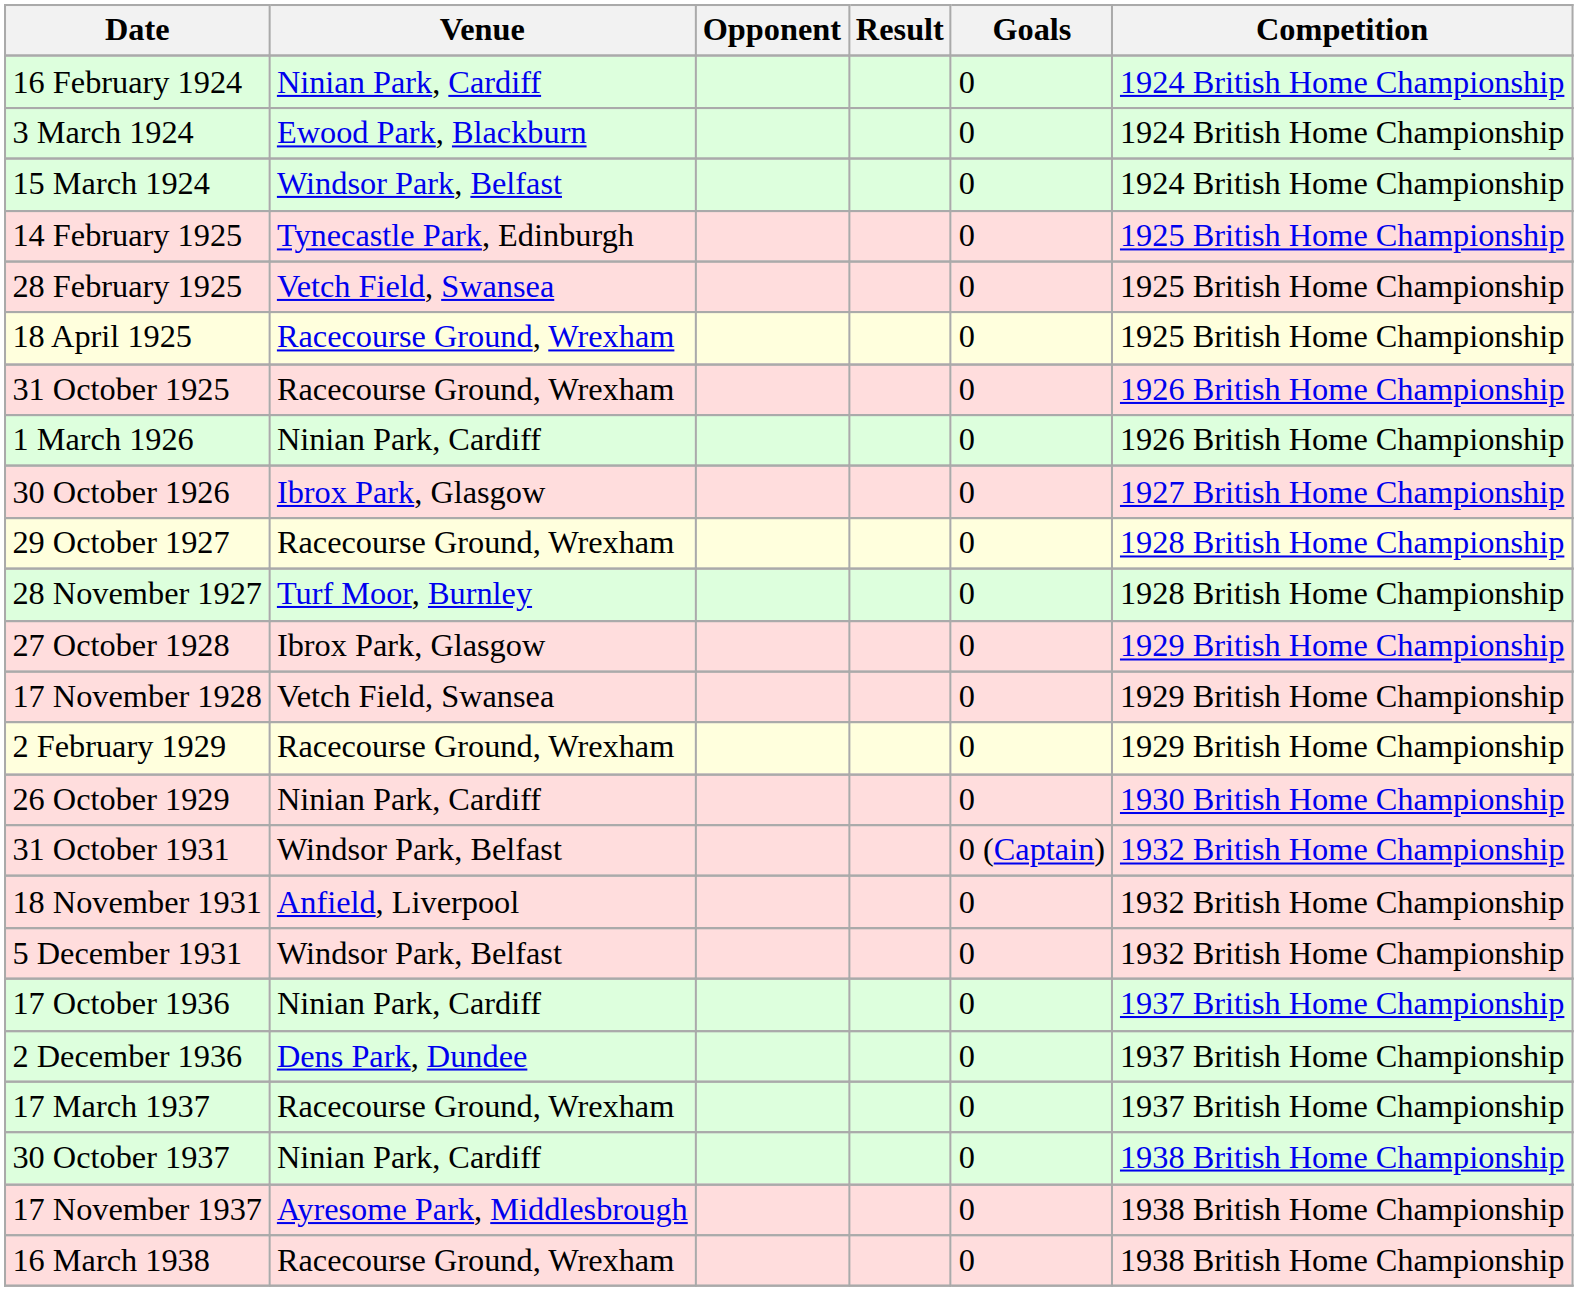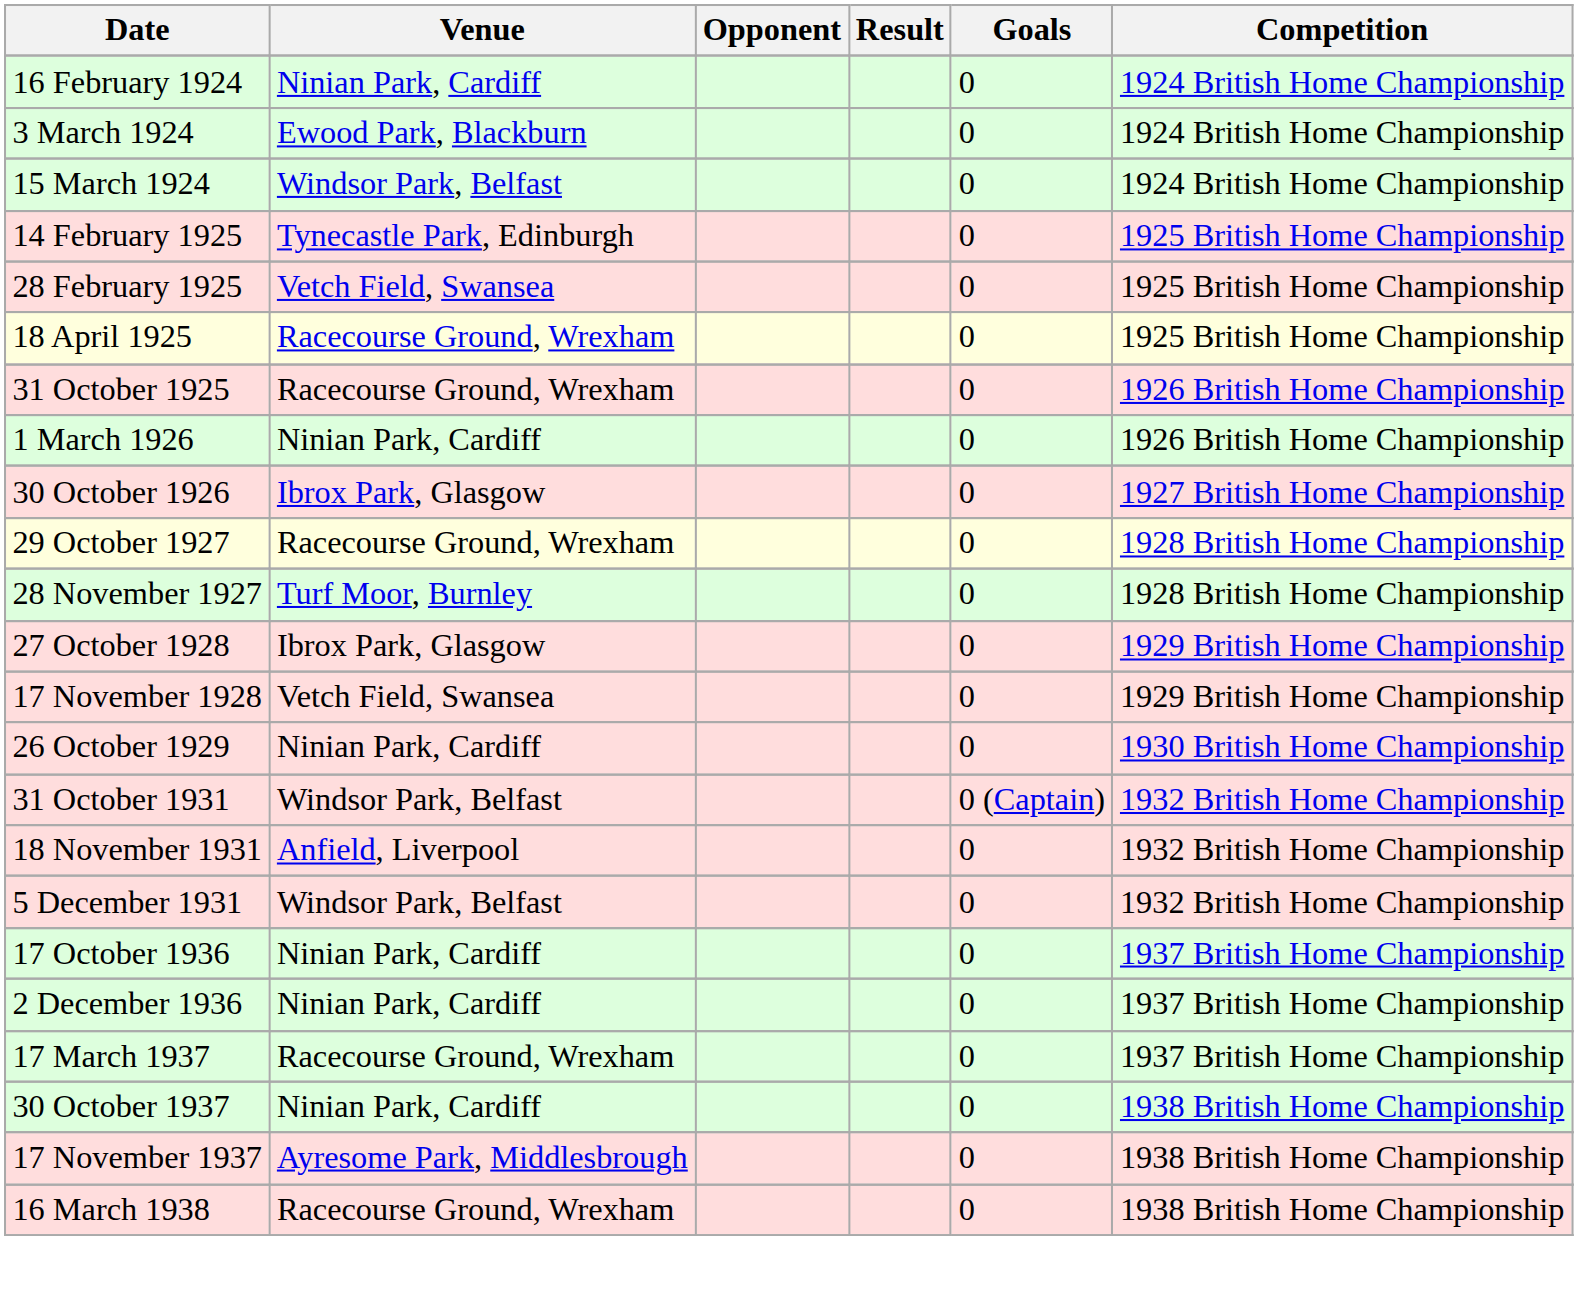- row: (119, 747)
(402, 1055) Dens Park, Dundee -> (409, 1004) Ninian Park, Cardiff
